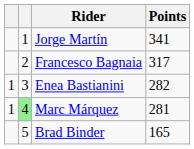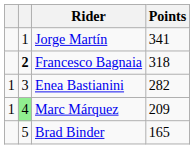(25, 62) normal -> (25, 62) bold
(159, 62) 317 -> (159, 62) 318
(159, 109) 281 -> (159, 109) 209
